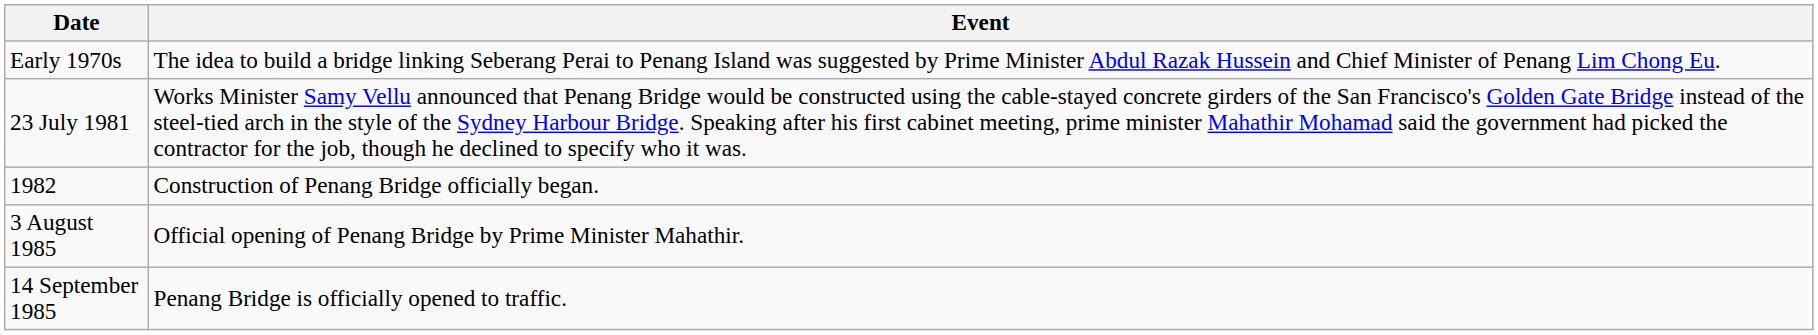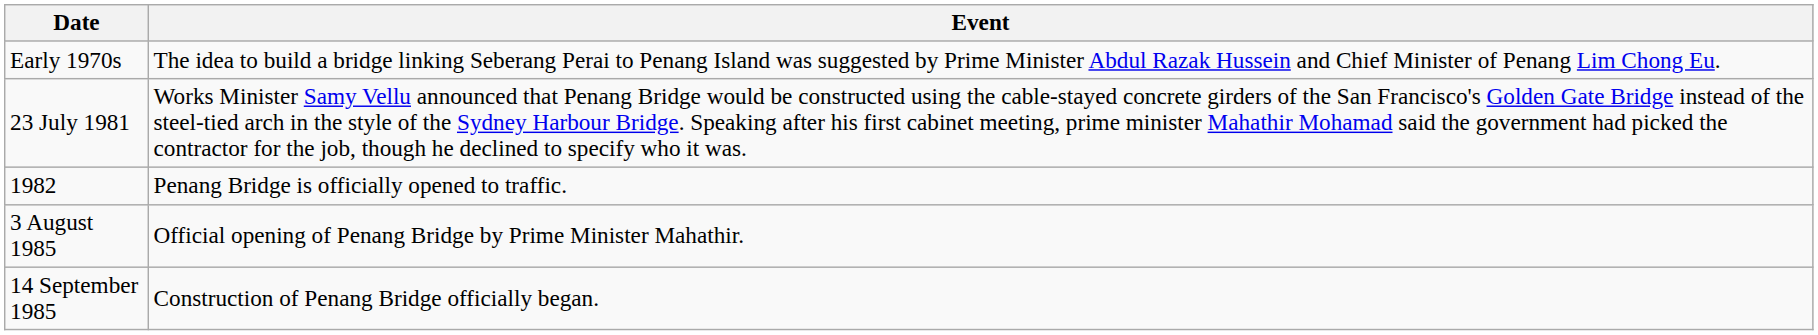(376, 185) Construction of Penang Bridge officially began. -> (360, 185) Penang Bridge is officially opened to traffic.
(360, 298) Penang Bridge is officially opened to traffic. -> (376, 298) Construction of Penang Bridge officially began.
